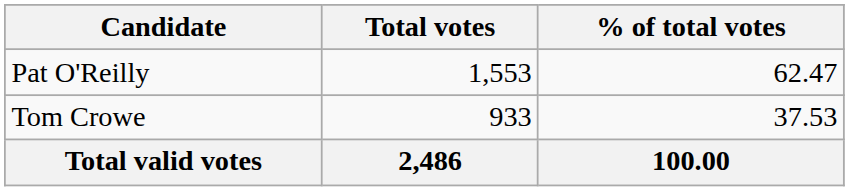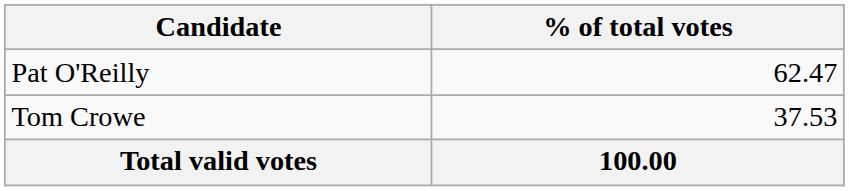- column: (430, 26)
